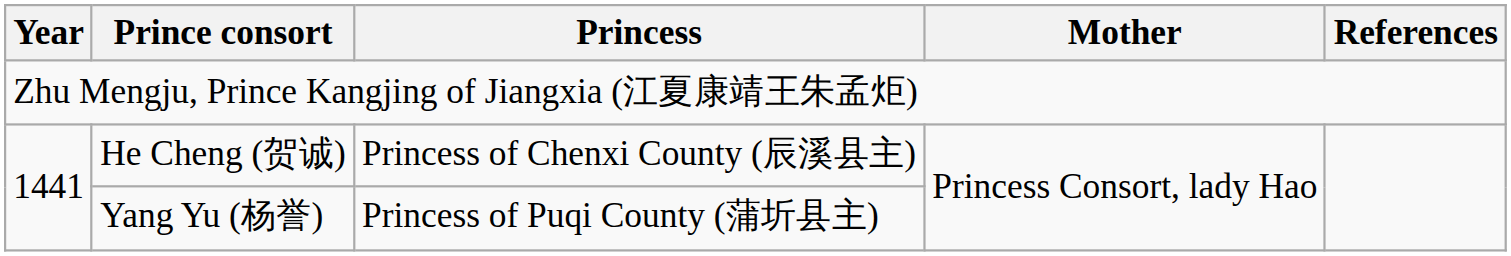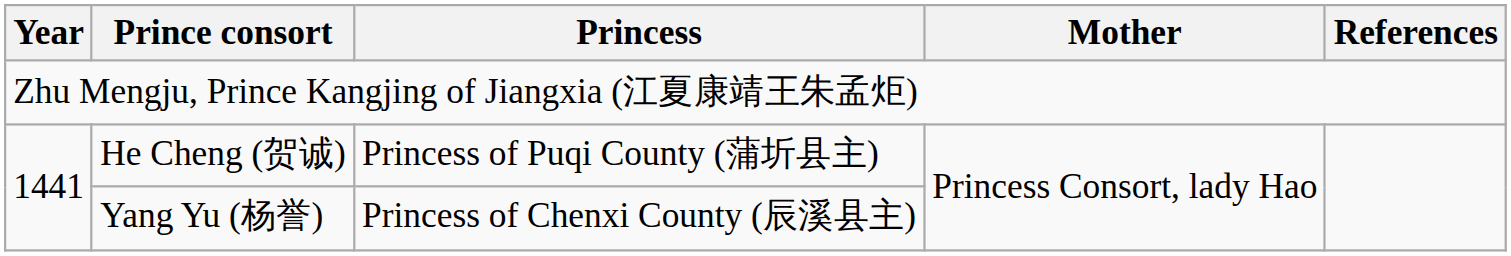(639, 153) Princess of Chenxi County (辰溪县主) -> (620, 153) Princess of Puqi County (蒲圻县主)
(620, 216) Princess of Puqi County (蒲圻县主) -> (639, 216) Princess of Chenxi County (辰溪县主)
